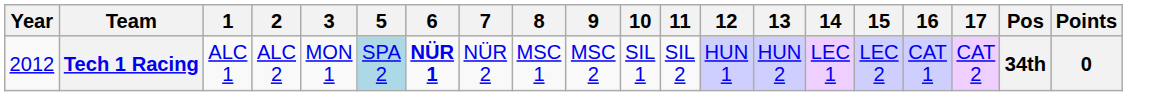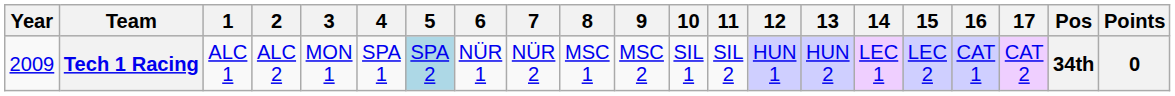+ column: (381, 20)
(32, 63) 2012 -> (32, 63) 2009
(432, 63) bold -> (480, 63) normal
